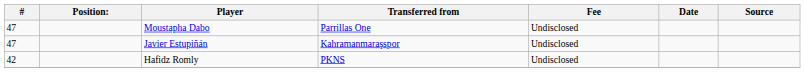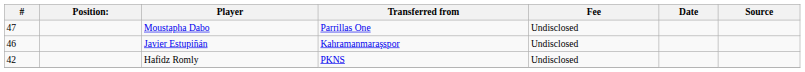(11, 44) 47 -> (11, 44) 46
